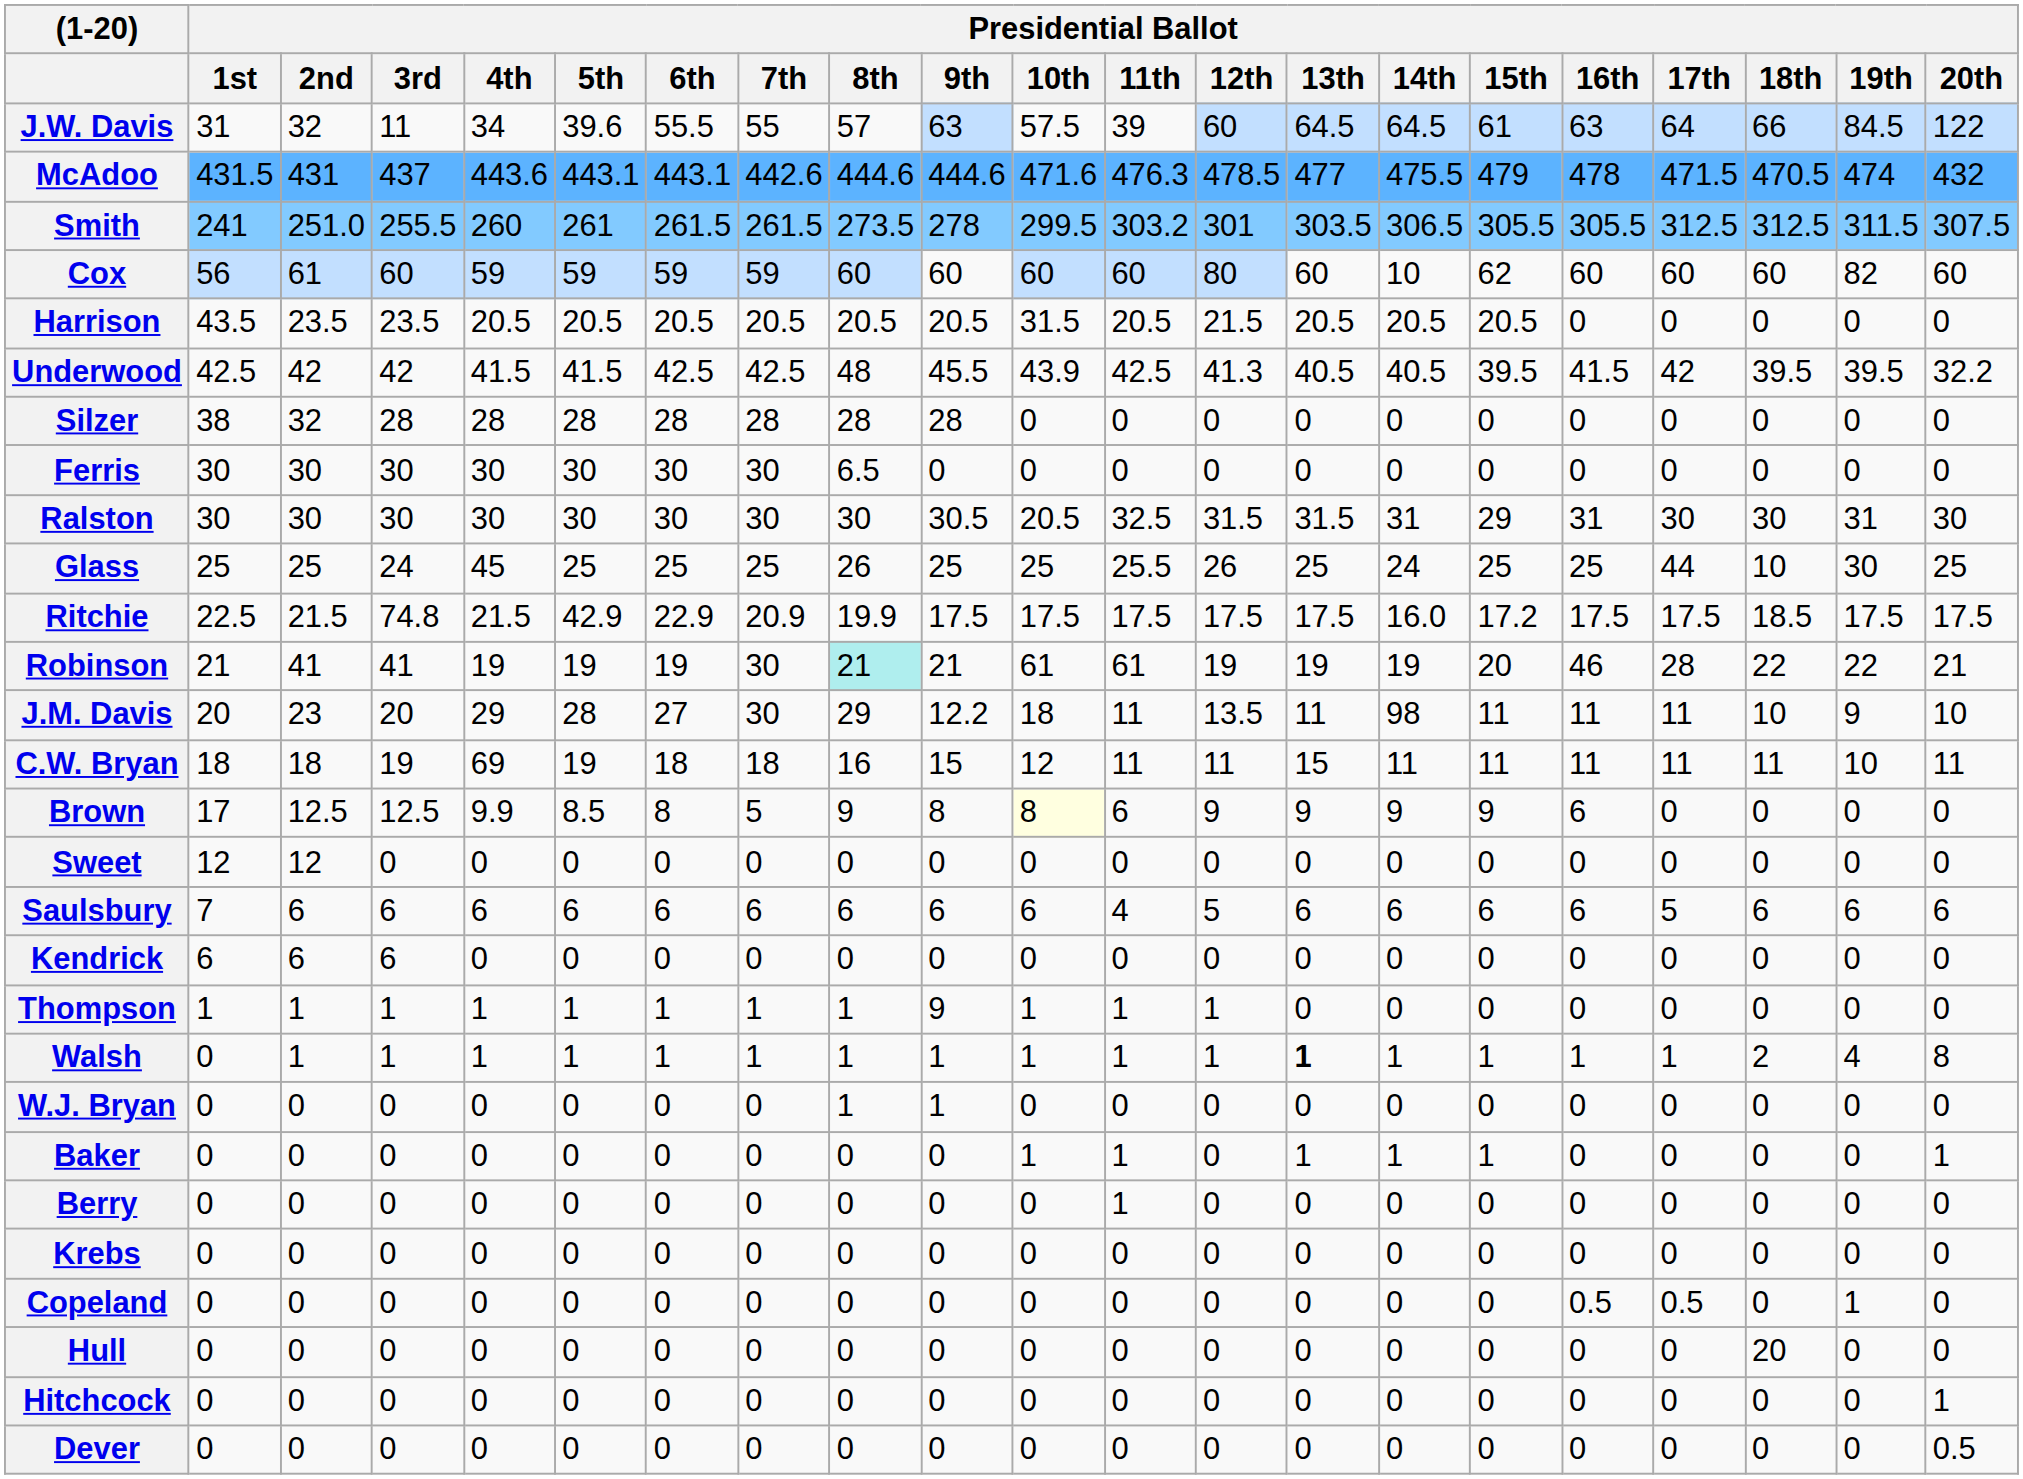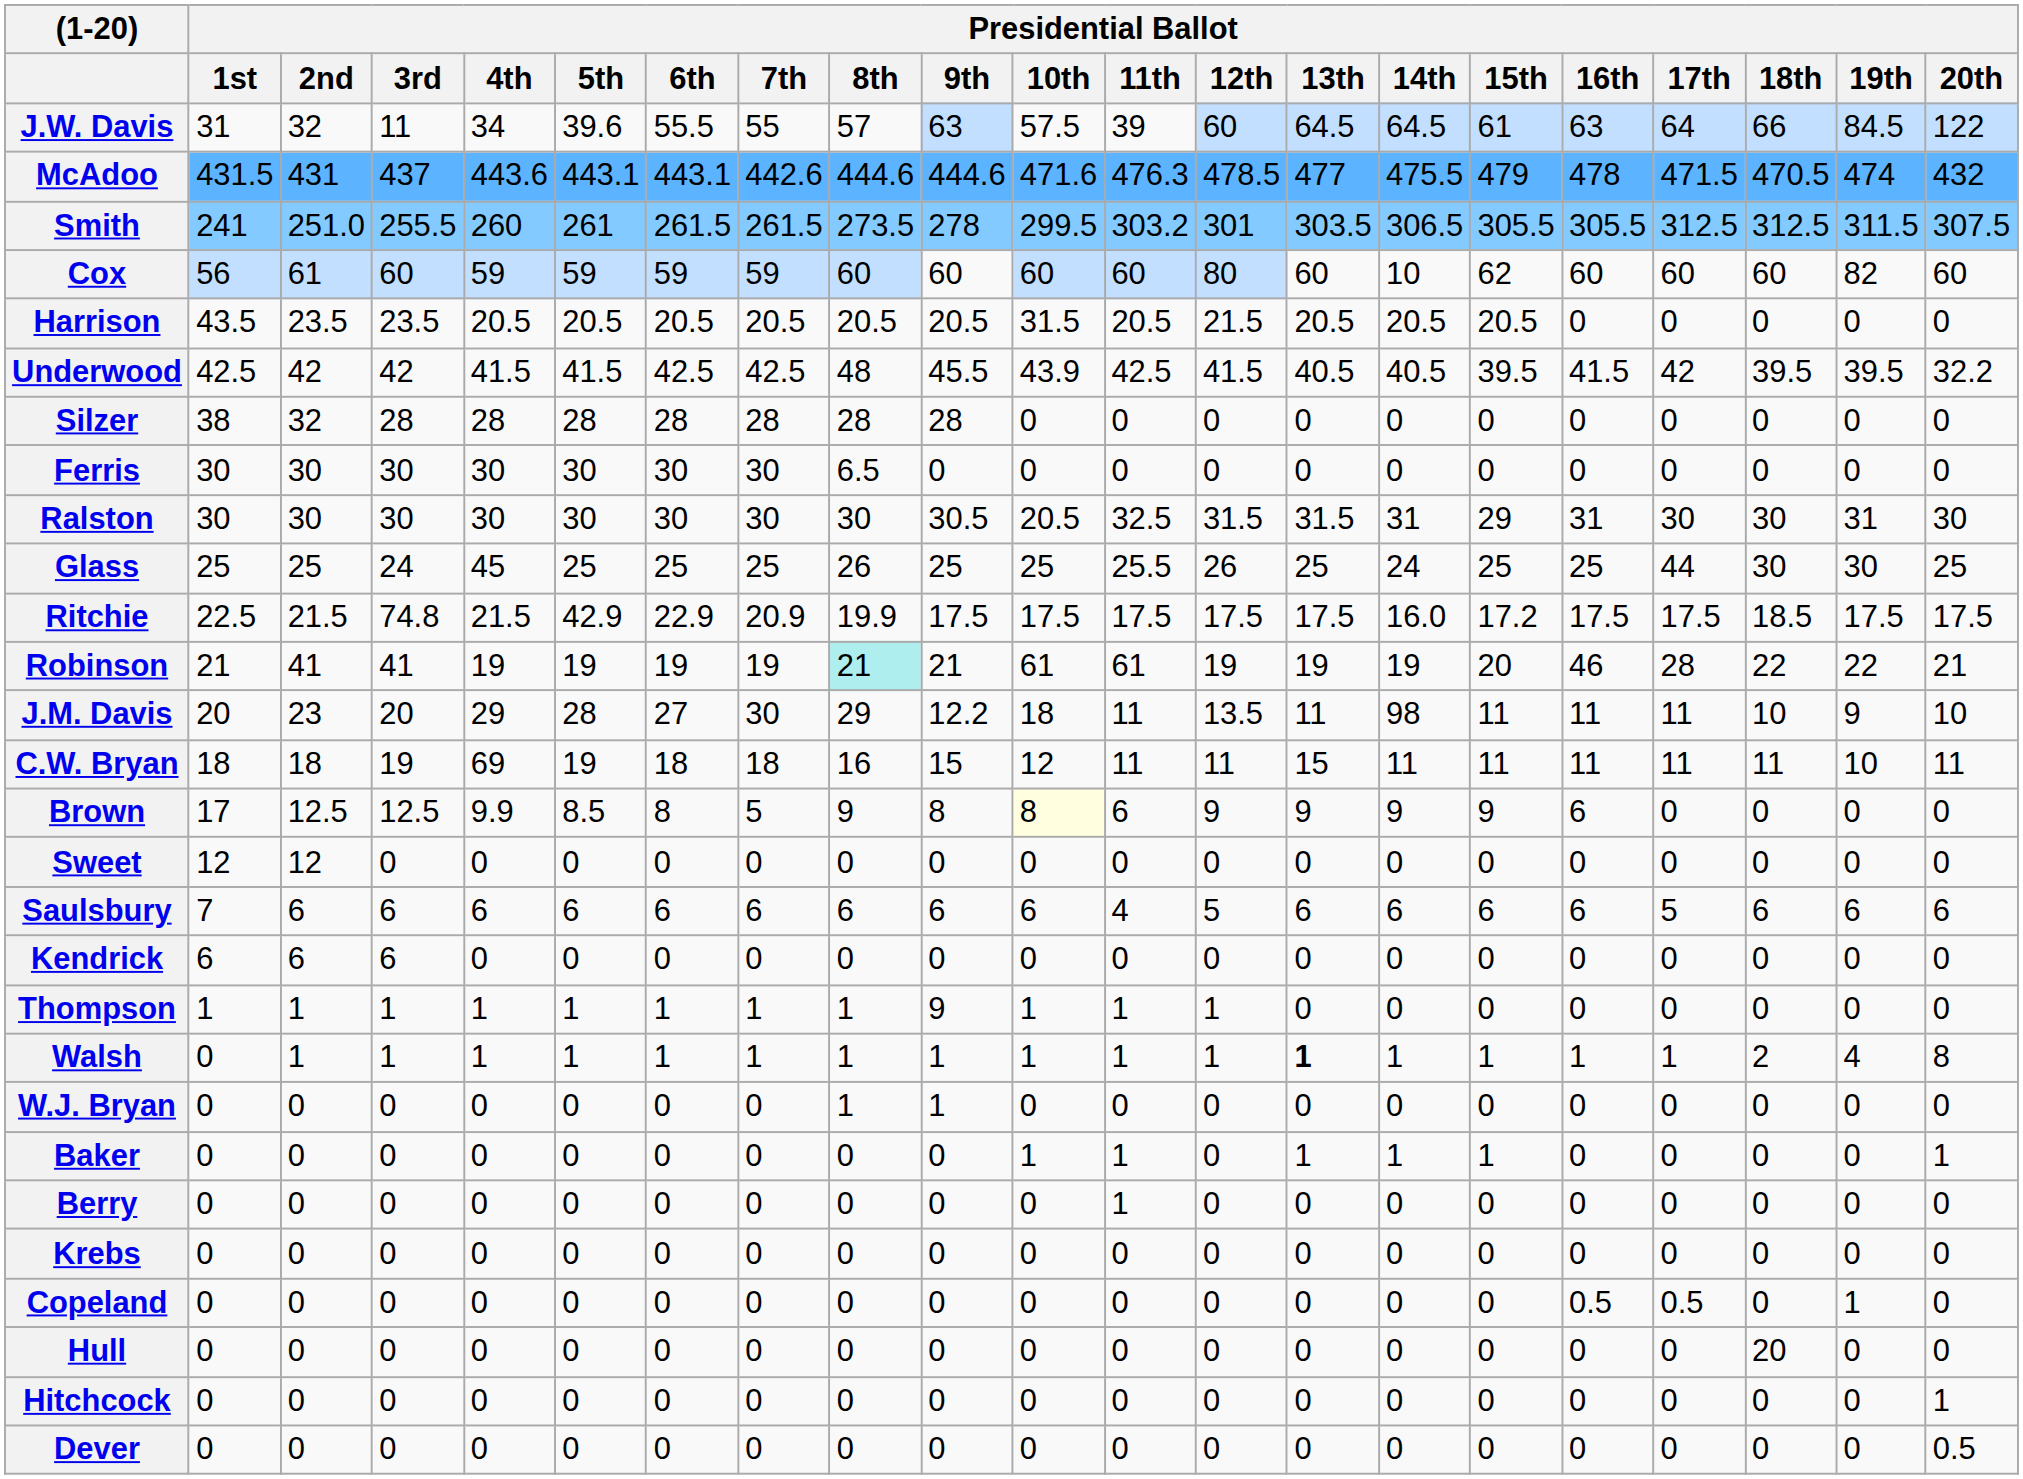(1233, 371) 41.3 -> (1233, 371) 41.5
(1769, 567) 10 -> (1769, 567) 30
(762, 665) 30 -> (762, 665) 19
